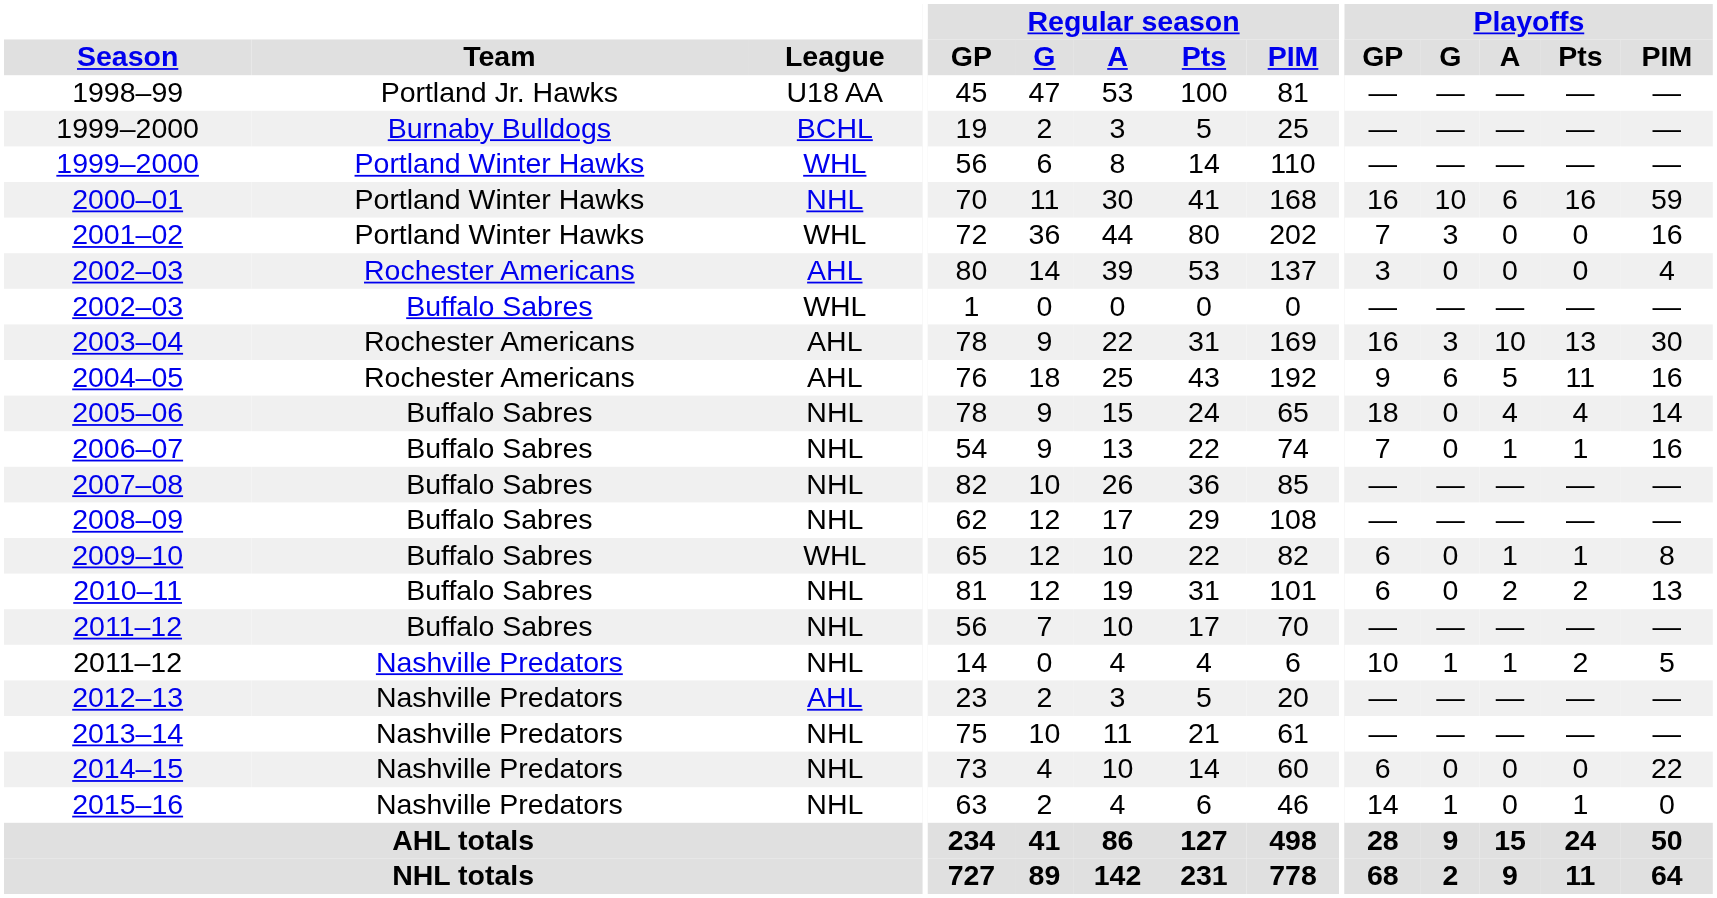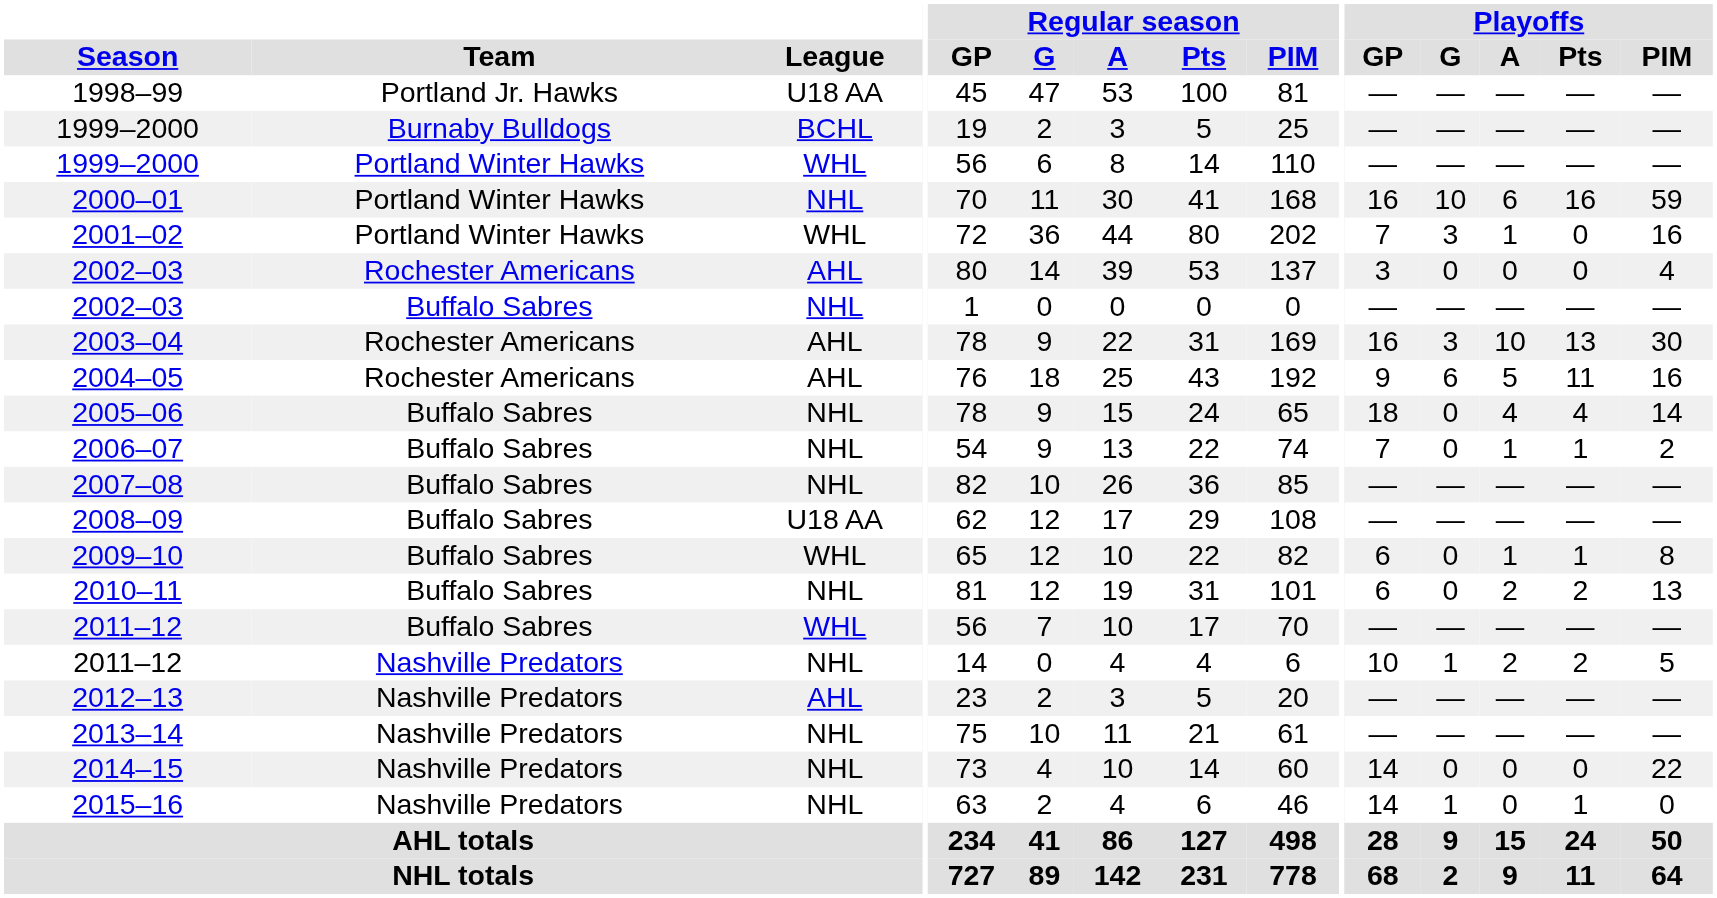(1510, 235) 0 -> (1510, 235) 1
(835, 306) WHL -> (835, 306) NHL
(1667, 448) 16 -> (1667, 448) 2
(835, 519) NHL -> (835, 519) U18 AA
(835, 626) NHL -> (835, 626) WHL
(1510, 662) 1 -> (1510, 662) 2
(1383, 769) 6 -> (1383, 769) 14
